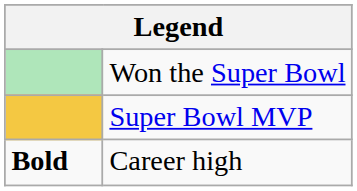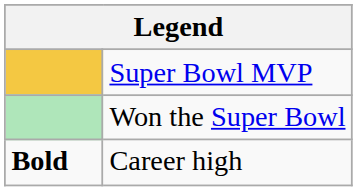rows swapped: (211, 116) <-> (227, 71)
